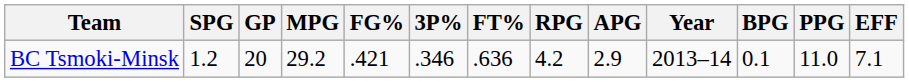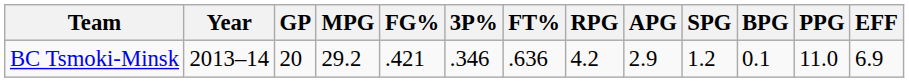columns swapped: (692, 22) <-> (212, 22)
(869, 58) 7.1 -> (869, 58) 6.9
